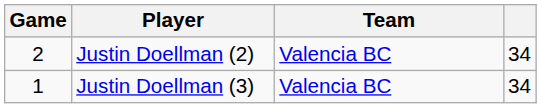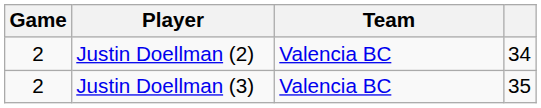(38, 86) 1 -> (38, 86) 2
(520, 86) 34 -> (520, 86) 35
